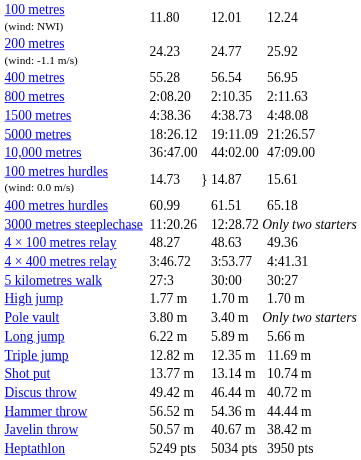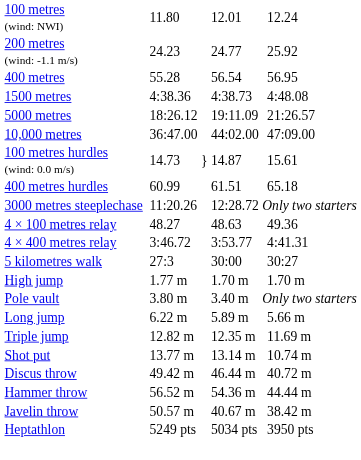- row: (35, 96)
